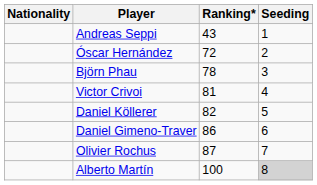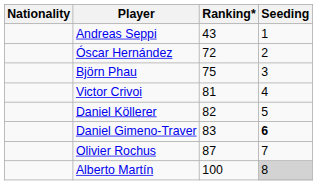(209, 72) 78 -> (209, 72) 75
(209, 131) 86 -> (209, 131) 83
(265, 131) normal -> (265, 131) bold
